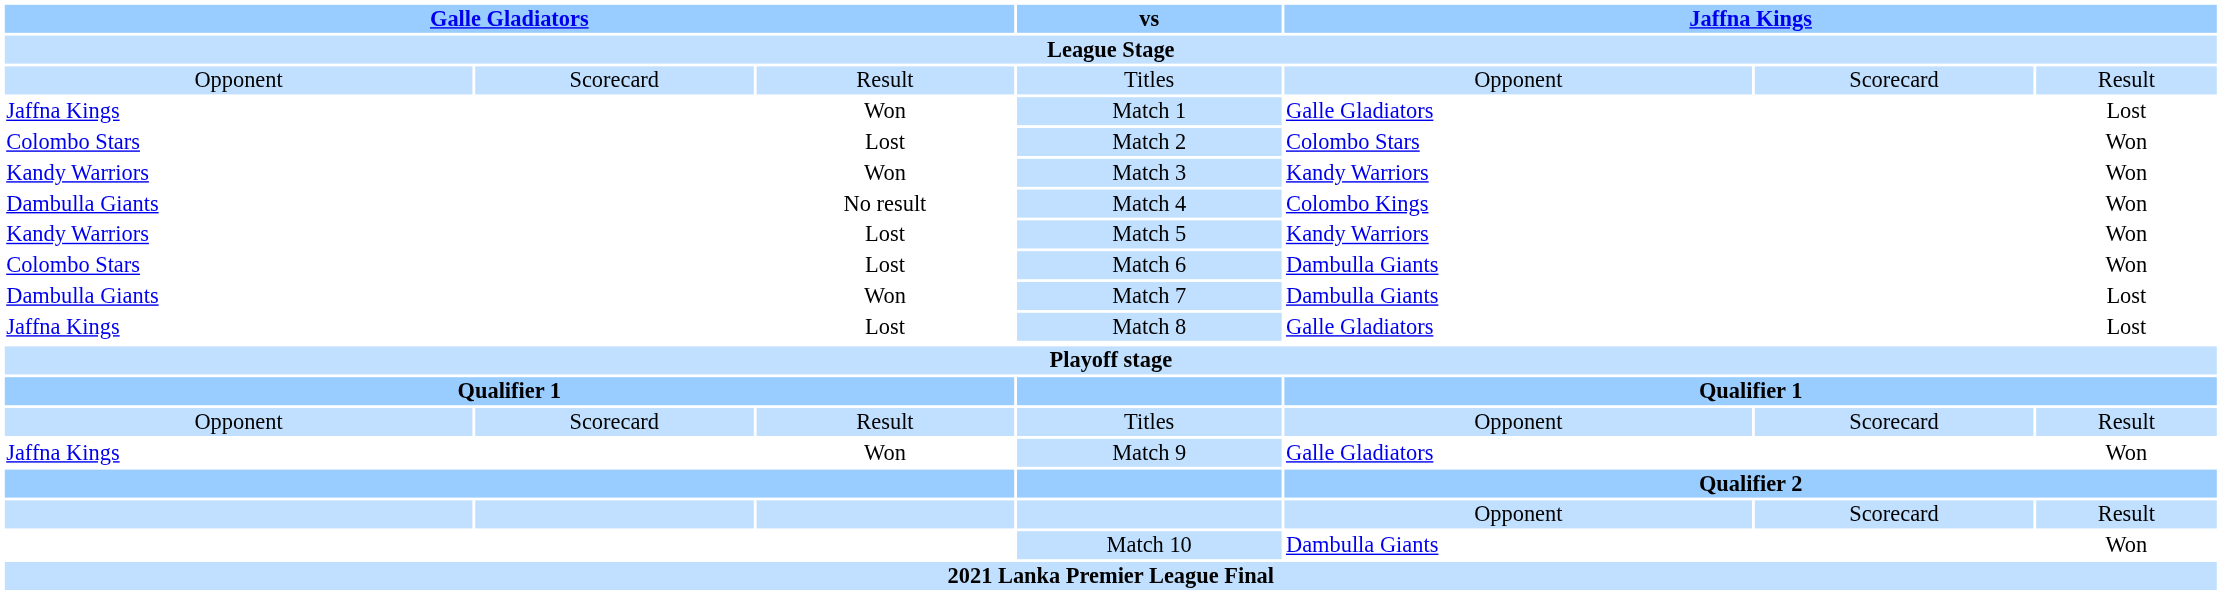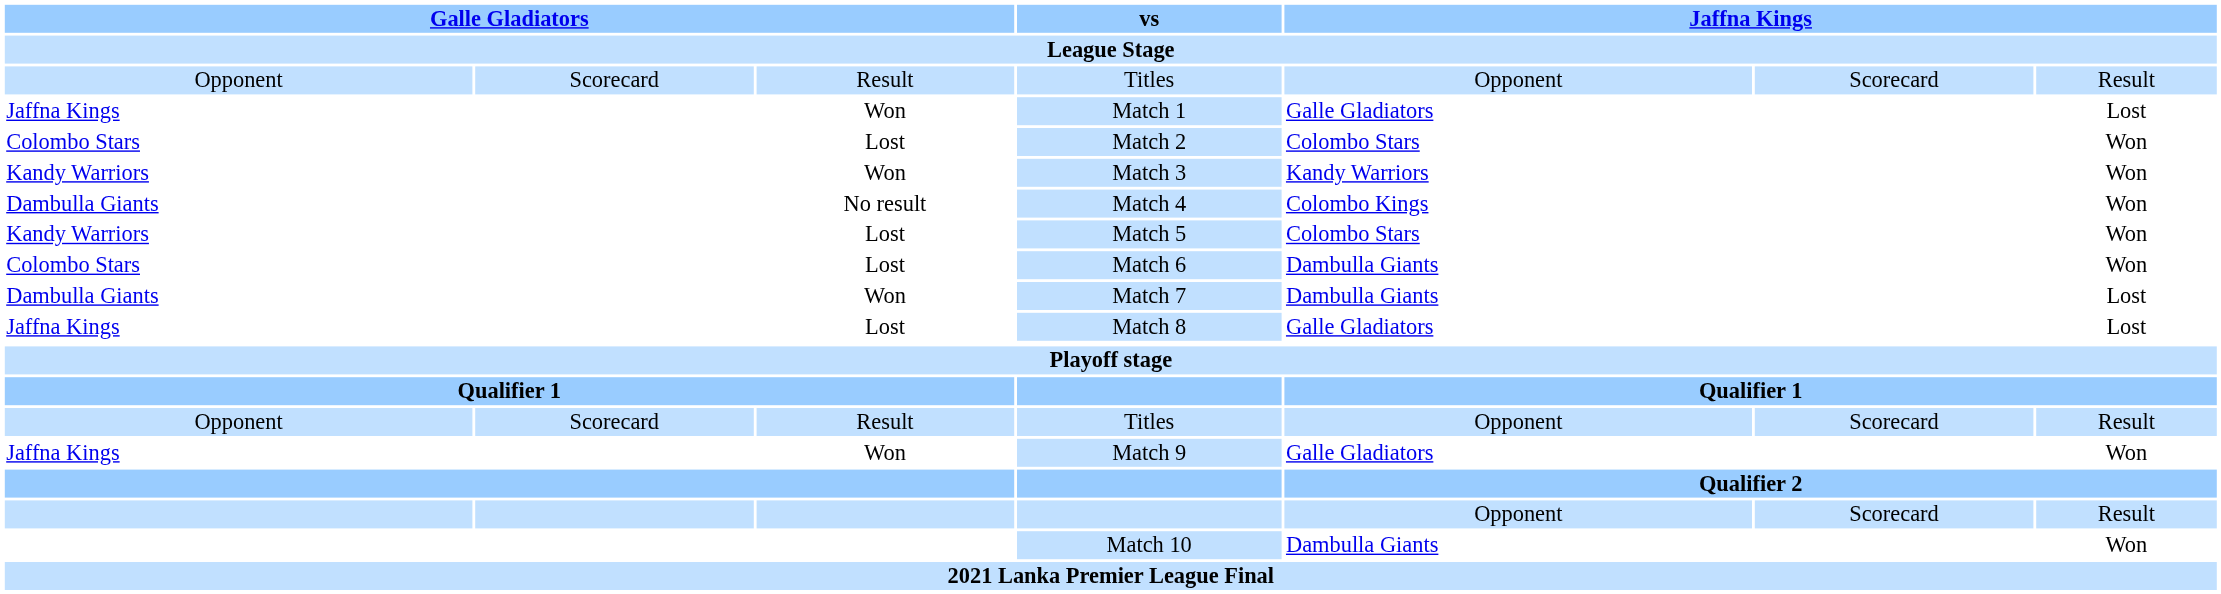(1357, 234) Kandy Warriors -> (1353, 234) Colombo Stars
